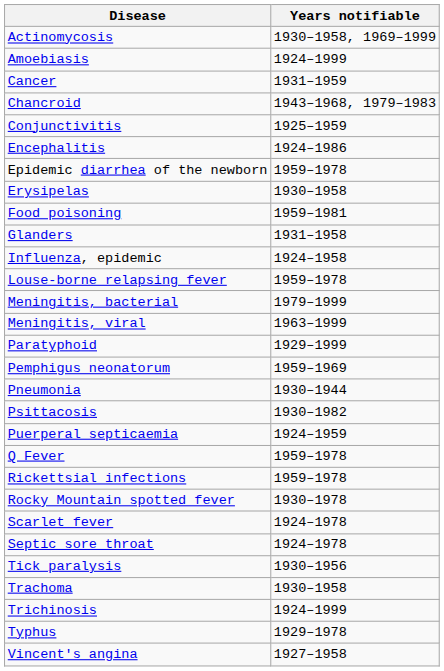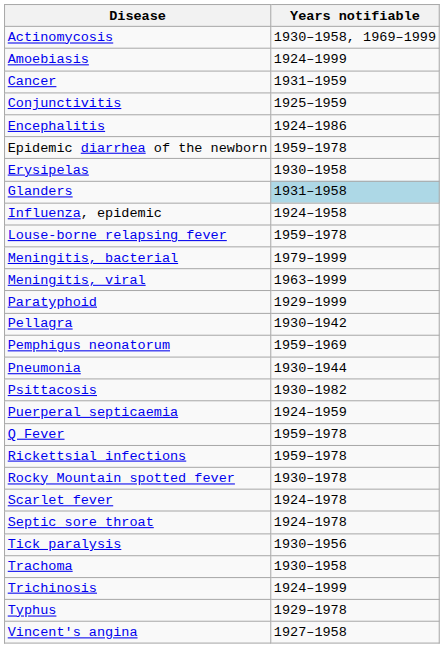- row: (44, 104)
- row: (65, 214)
(310, 236) no background -> (310, 192) lightblue background
+ row: (40, 324)
